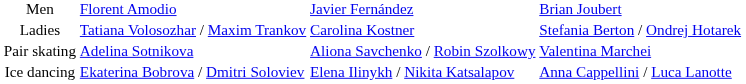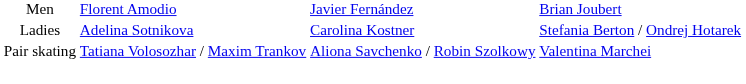(193, 30) Tatiana Volosozhar / Maxim Trankov -> (137, 30) Adelina Sotnikova
(137, 51) Adelina Sotnikova -> (193, 51) Tatiana Volosozhar / Maxim Trankov
- row: (40, 72)
